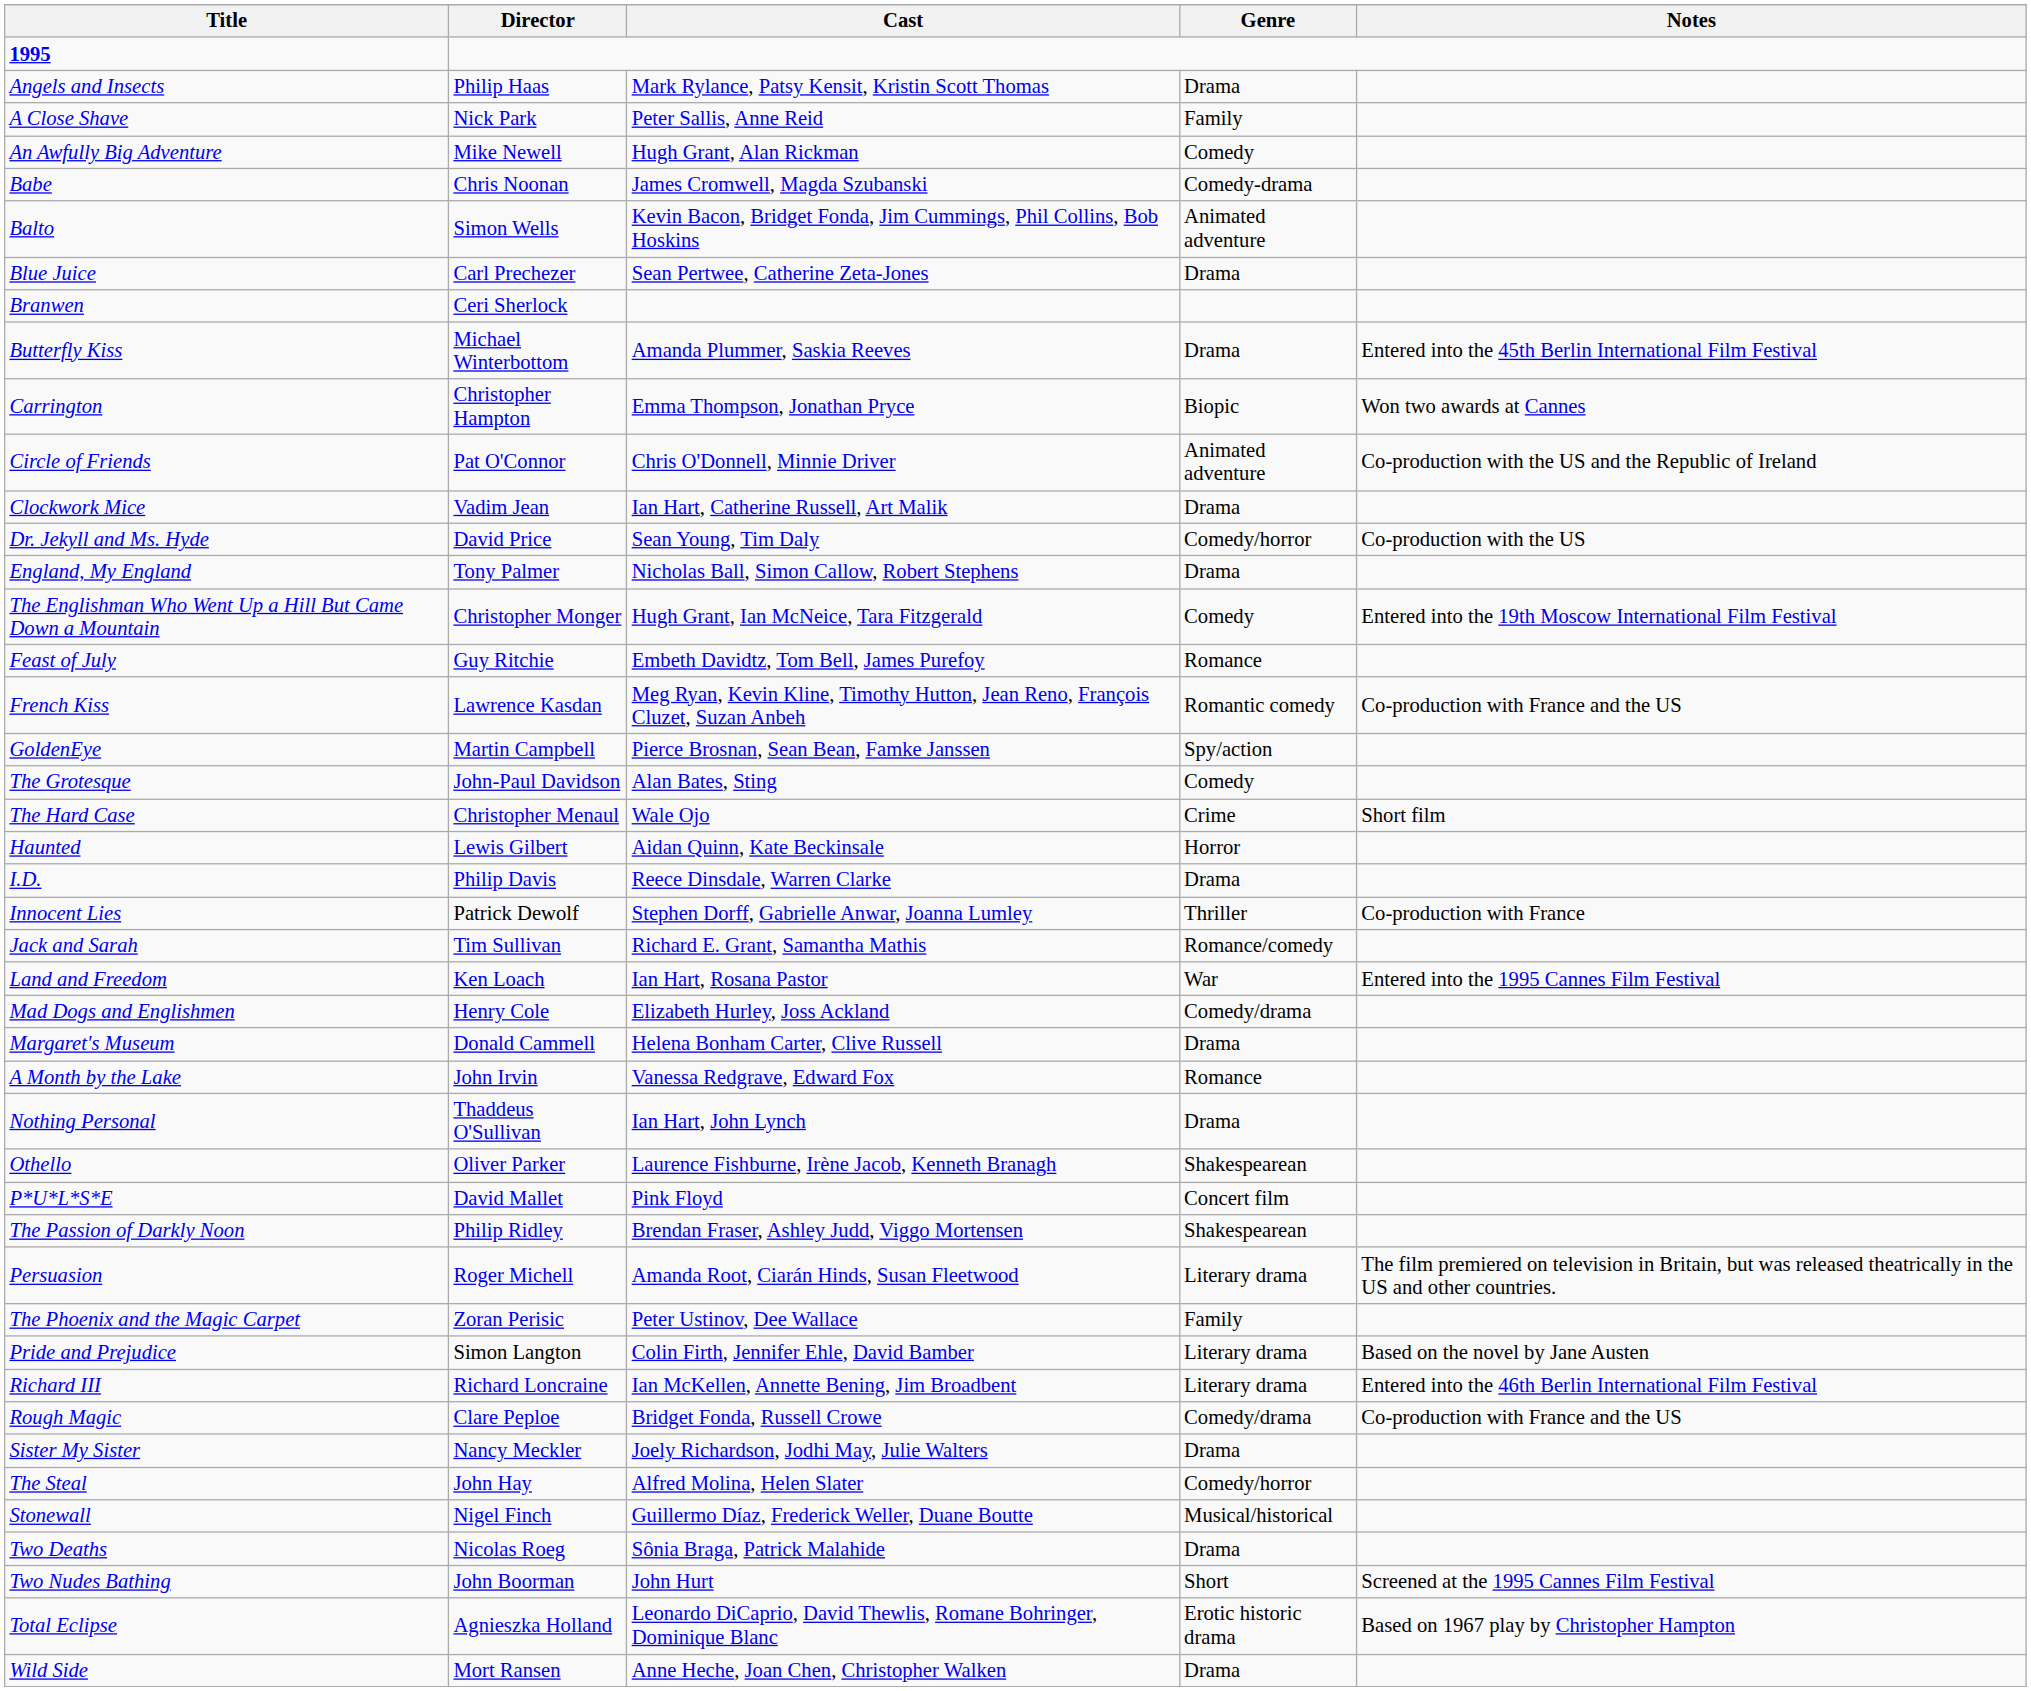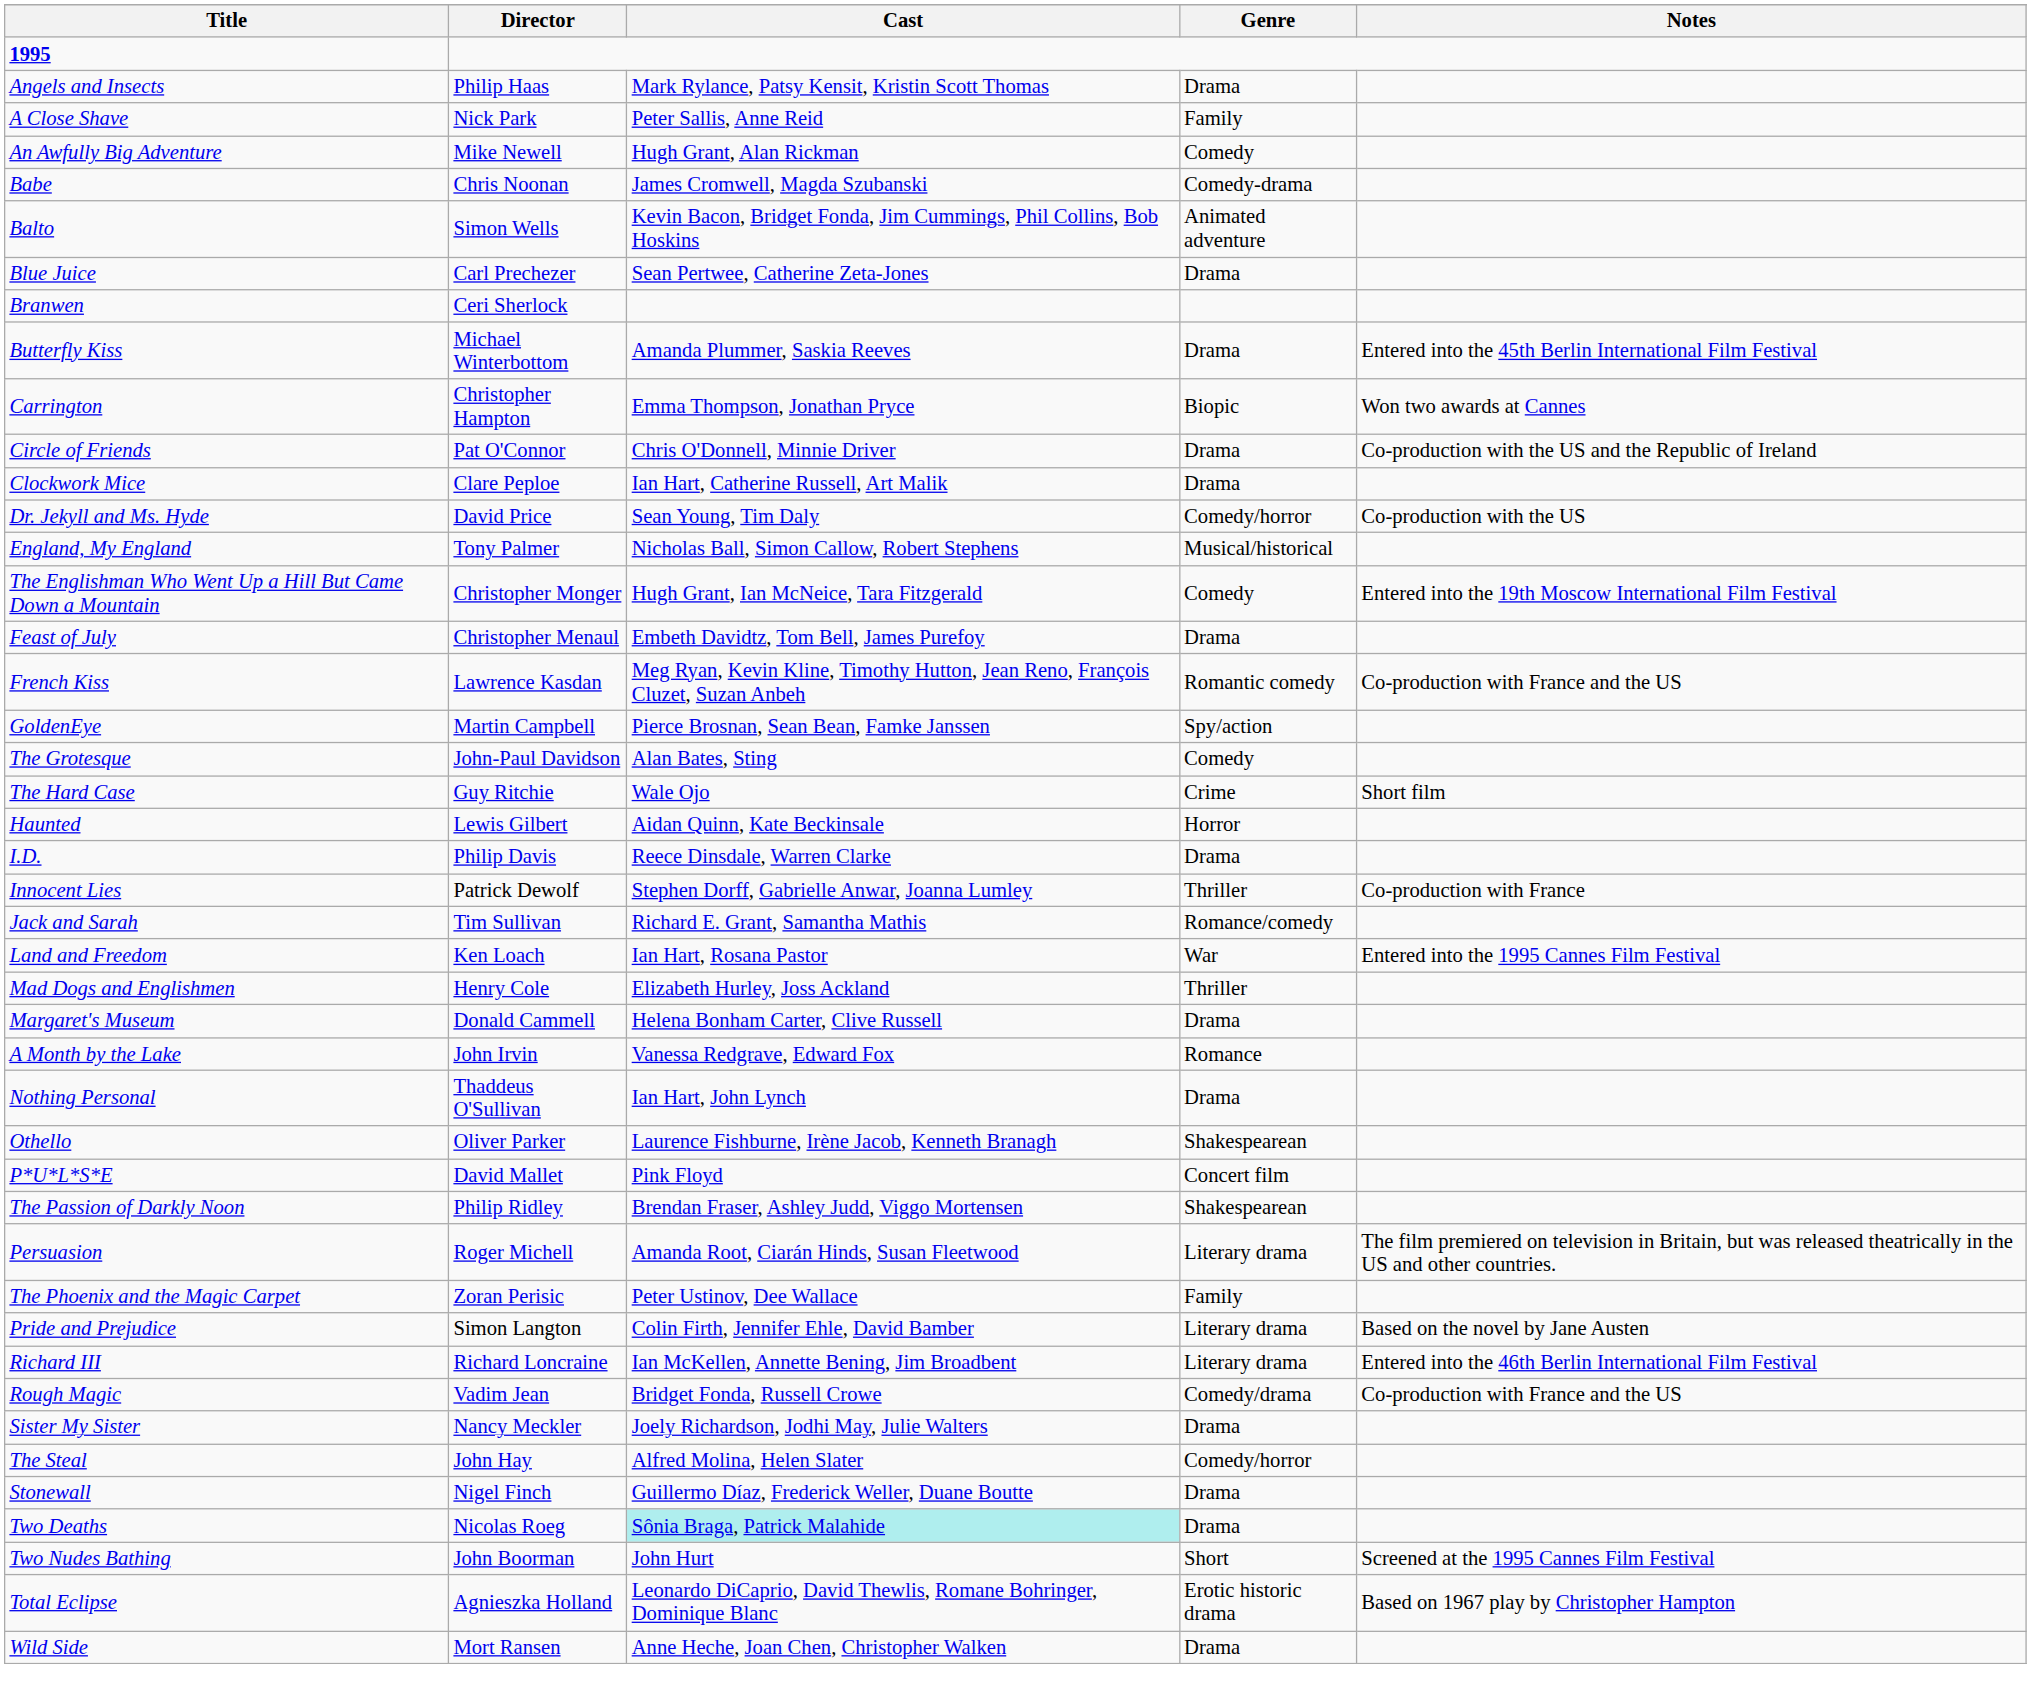(1225, 462) Animated adventure -> (1212, 450) Drama
(501, 506) Vadim Jean -> (506, 483) Clare Peploe
(1212, 572) Drama -> (1259, 548) Musical/historical
(504, 660) Guy Ritchie -> (536, 637) Christopher Menaul
(1223, 660) Romance -> (1212, 637) Drama
(536, 814) Christopher Menaul -> (504, 791) Guy Ritchie
(1248, 1011) Comedy/drama -> (1216, 988) Thriller
(506, 1417) Clare Peploe -> (501, 1394) Vadim Jean
(1259, 1515) Musical/historical -> (1212, 1492) Drama
(758, 1548) no background -> (758, 1525) paleturquoise background
